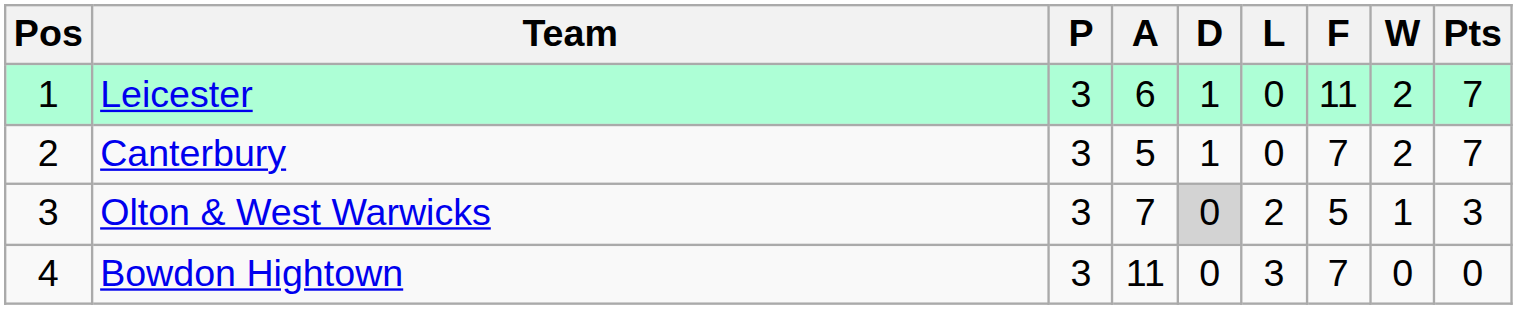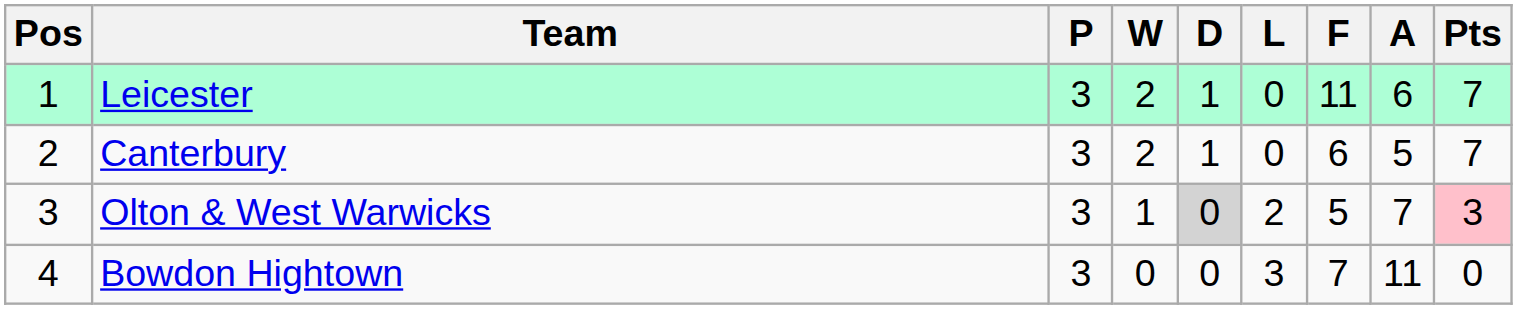columns swapped: (1403, 34) <-> (1145, 34)
(1338, 153) 7 -> (1338, 153) 6
(1473, 213) no background -> (1473, 213) pink background
